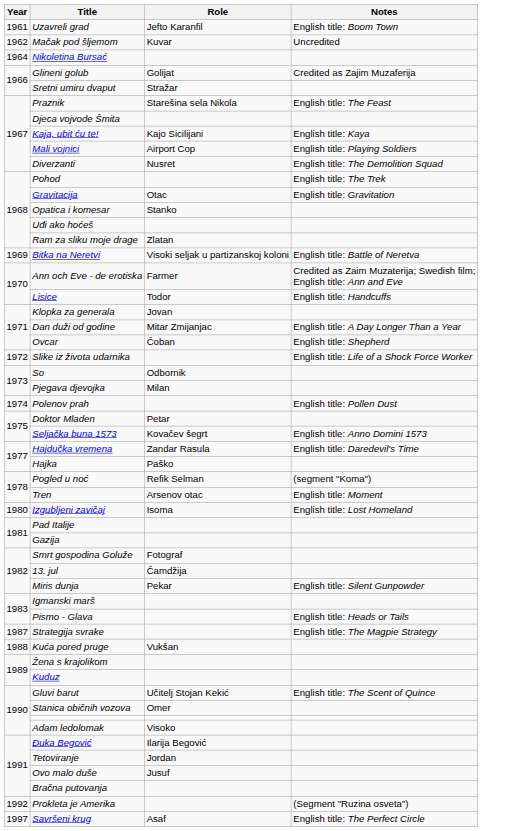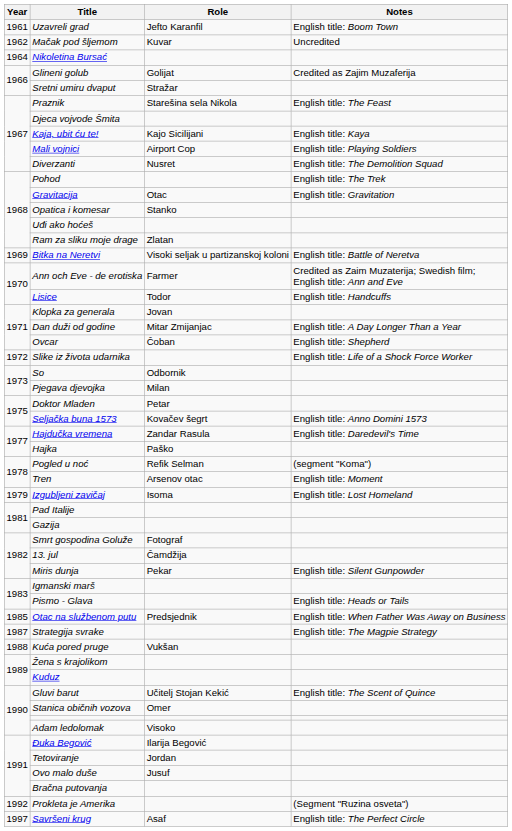- row: (61, 403)
(17, 510) 1980 -> (17, 494) 1979
+ row: (84, 616)
